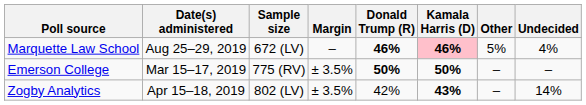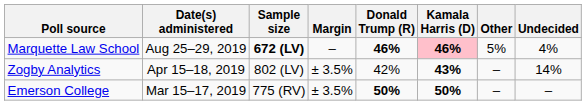(279, 49) normal -> (279, 49) bold
rows swapped: (54, 90) <-> (58, 70)
